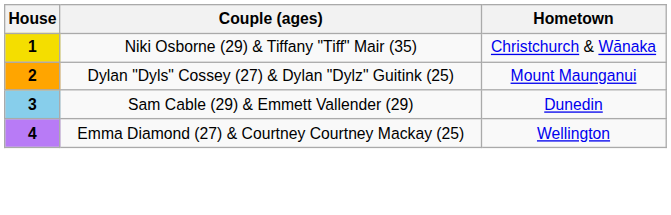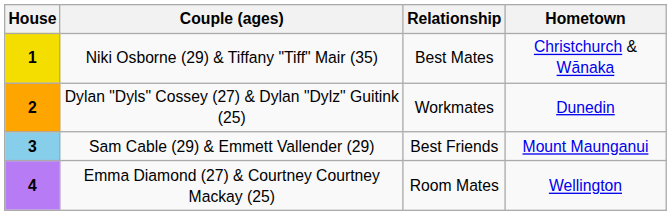+ column: (454, 19)
(574, 76) Mount Maunganui -> (585, 107) Dunedin
(574, 105) Dunedin -> (585, 146) Mount Maunganui
